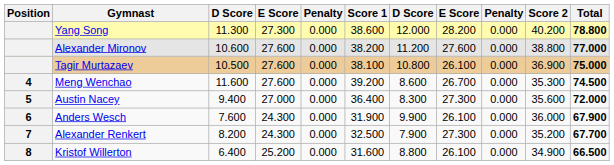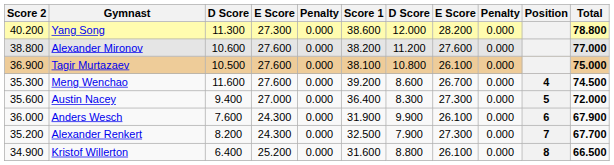columns swapped: (28, 13) <-> (548, 13)
